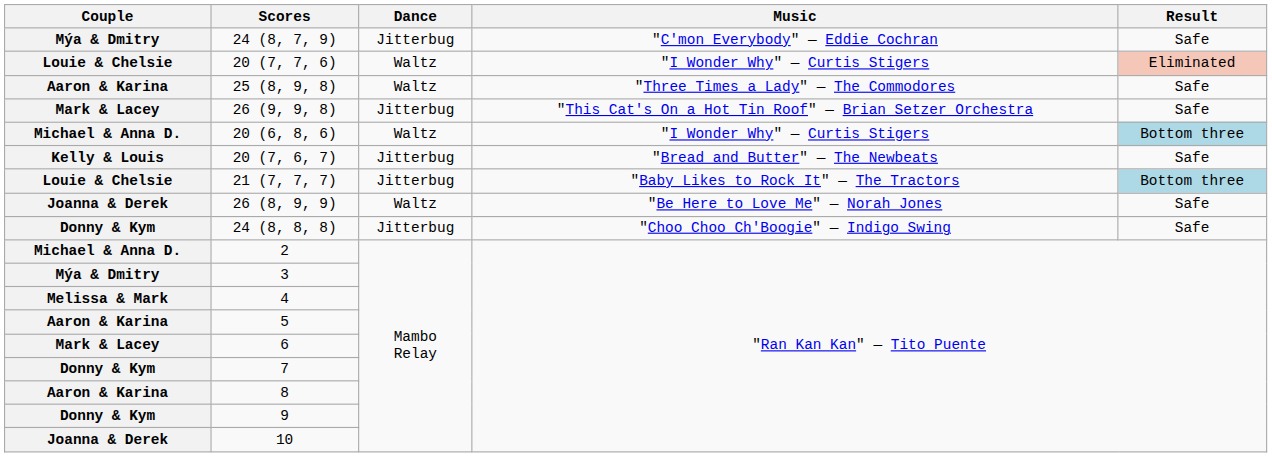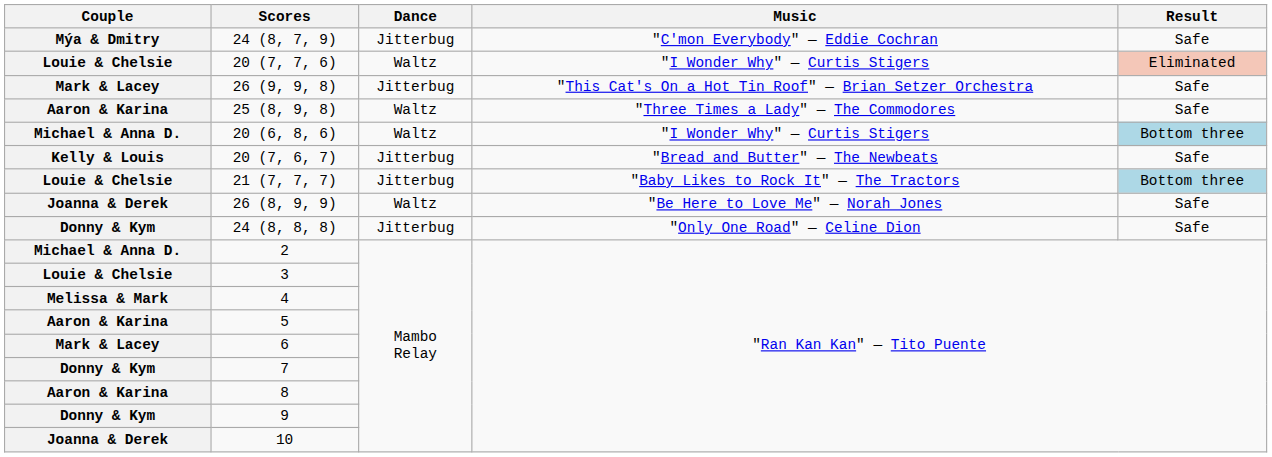rows swapped: (285, 110) <-> (285, 87)
(795, 228) "Choo Choo Ch'Boogie" — Indigo Swing -> (795, 228) "Only One Road" — Celine Dion
(108, 275) Mýa & Dmitry -> (108, 275) Louie & Chelsie
